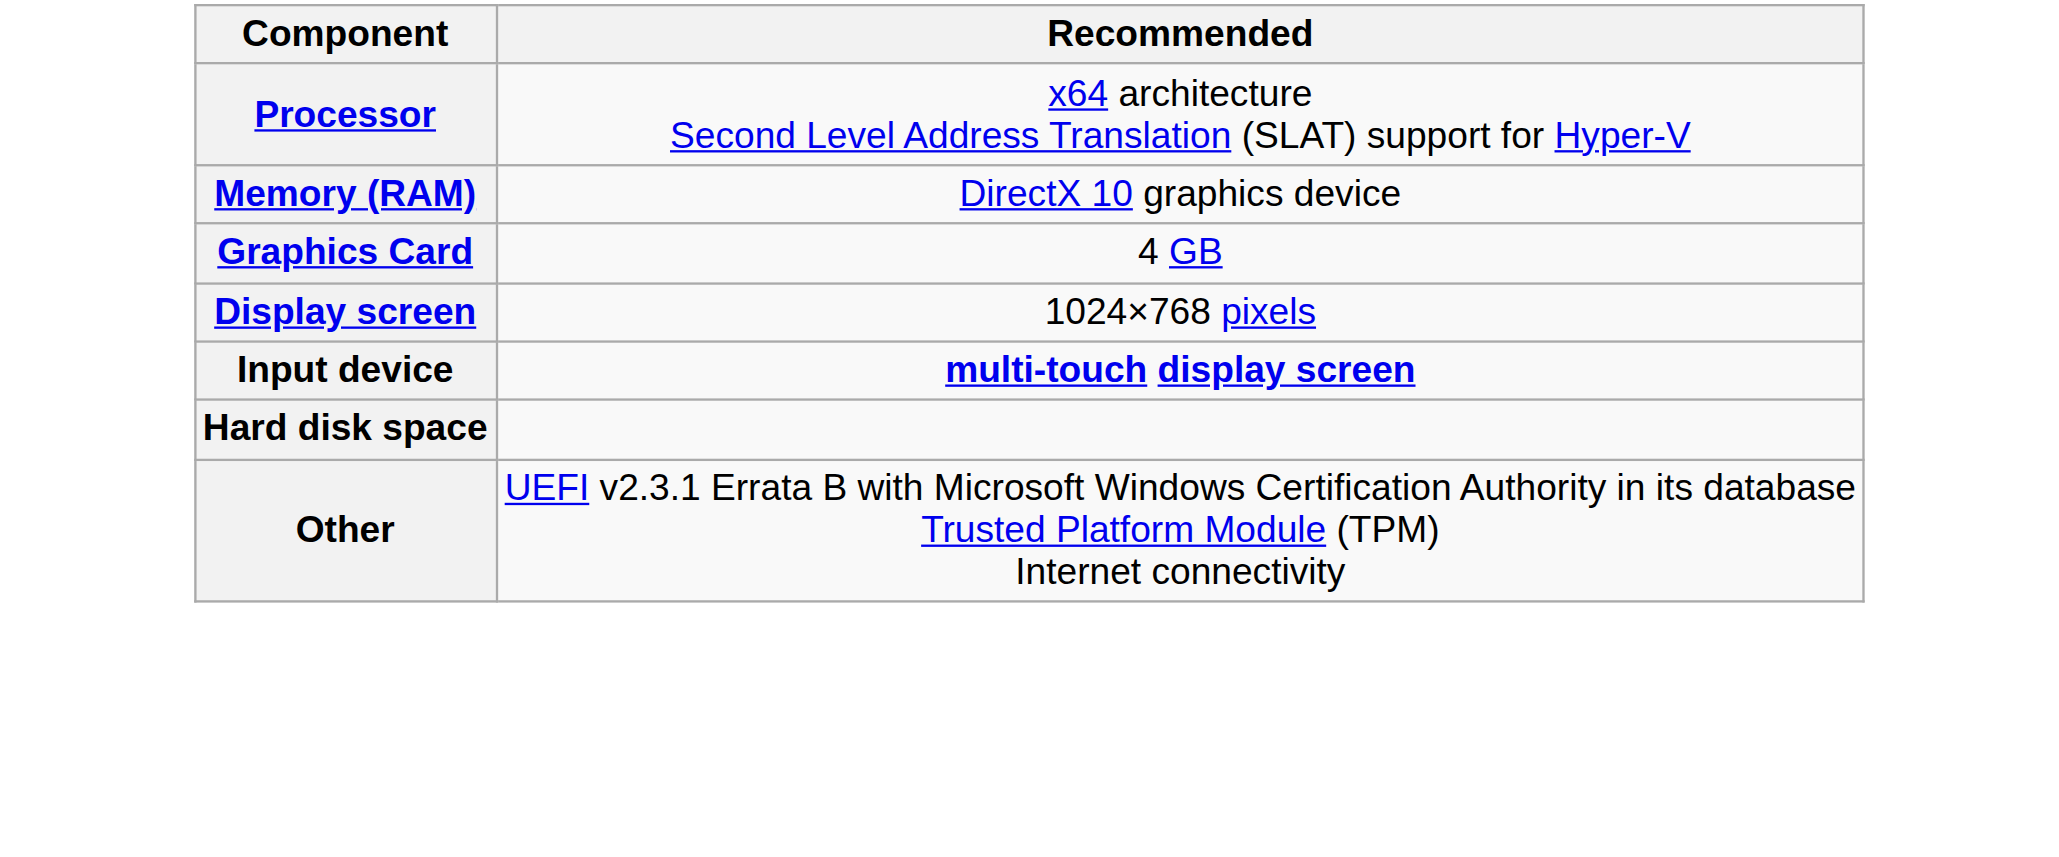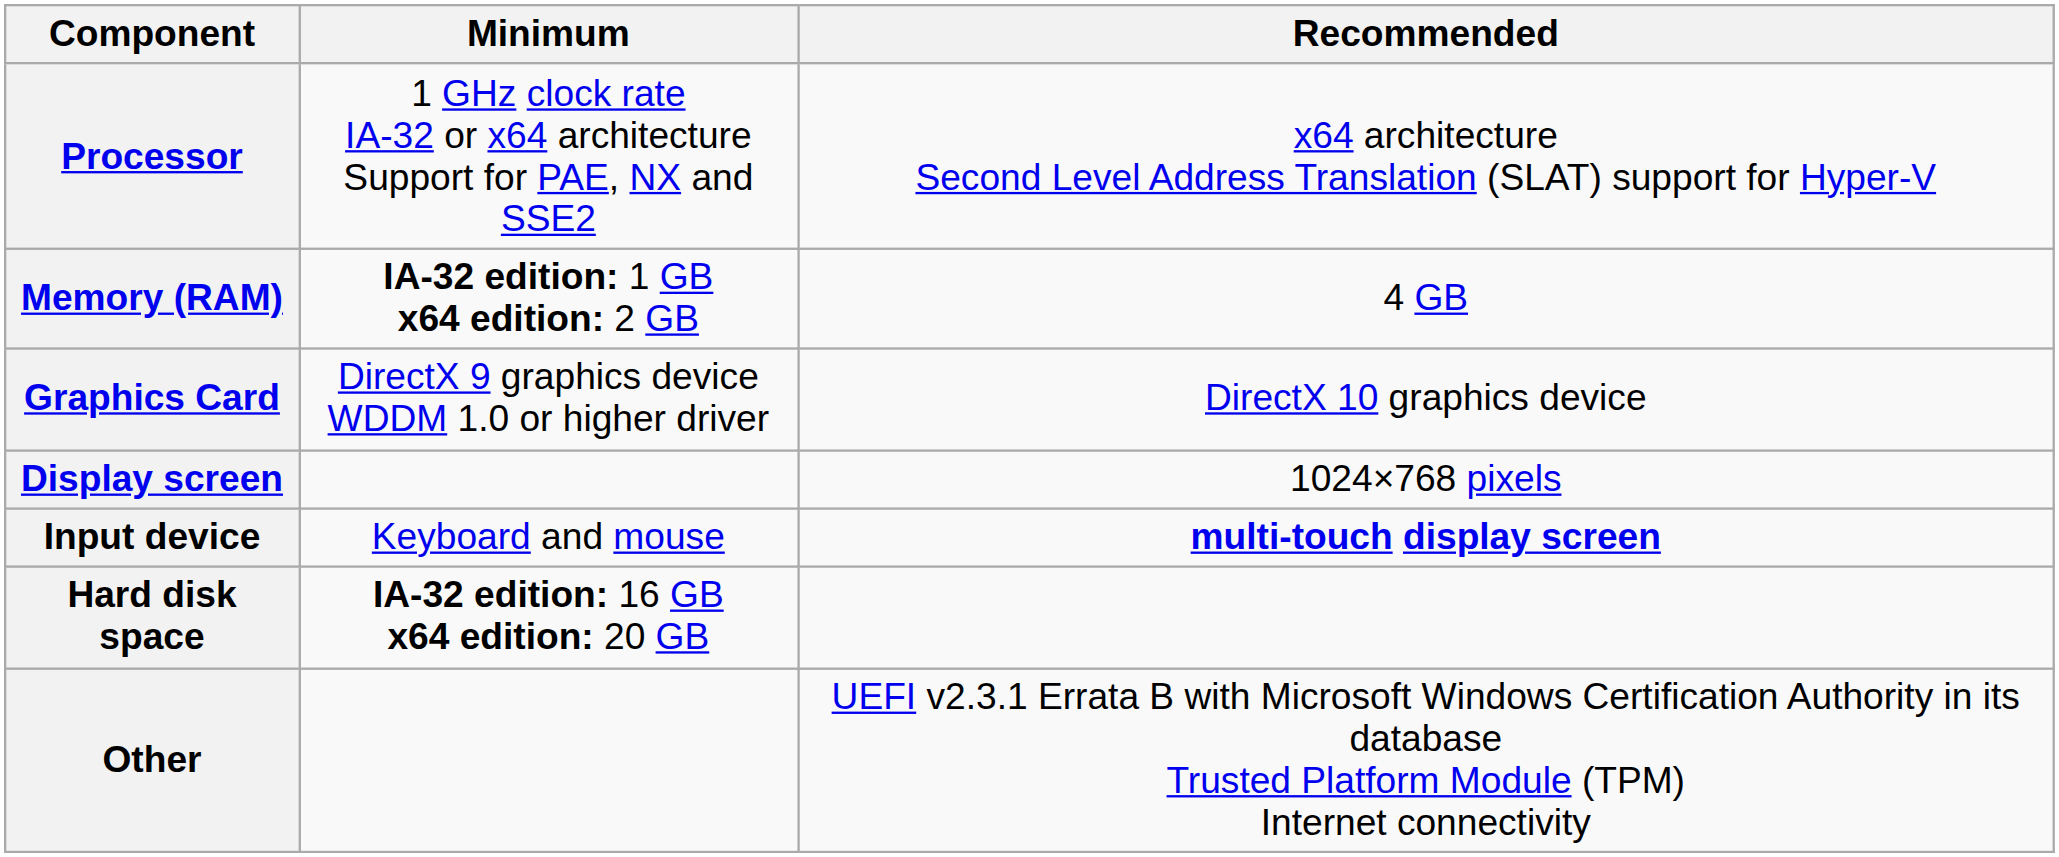+ column: (548, 33)
(1180, 193) DirectX 10 graphics device -> (1426, 297) 4 GB
(1180, 252) 4 GB -> (1426, 398) DirectX 10 graphics device
